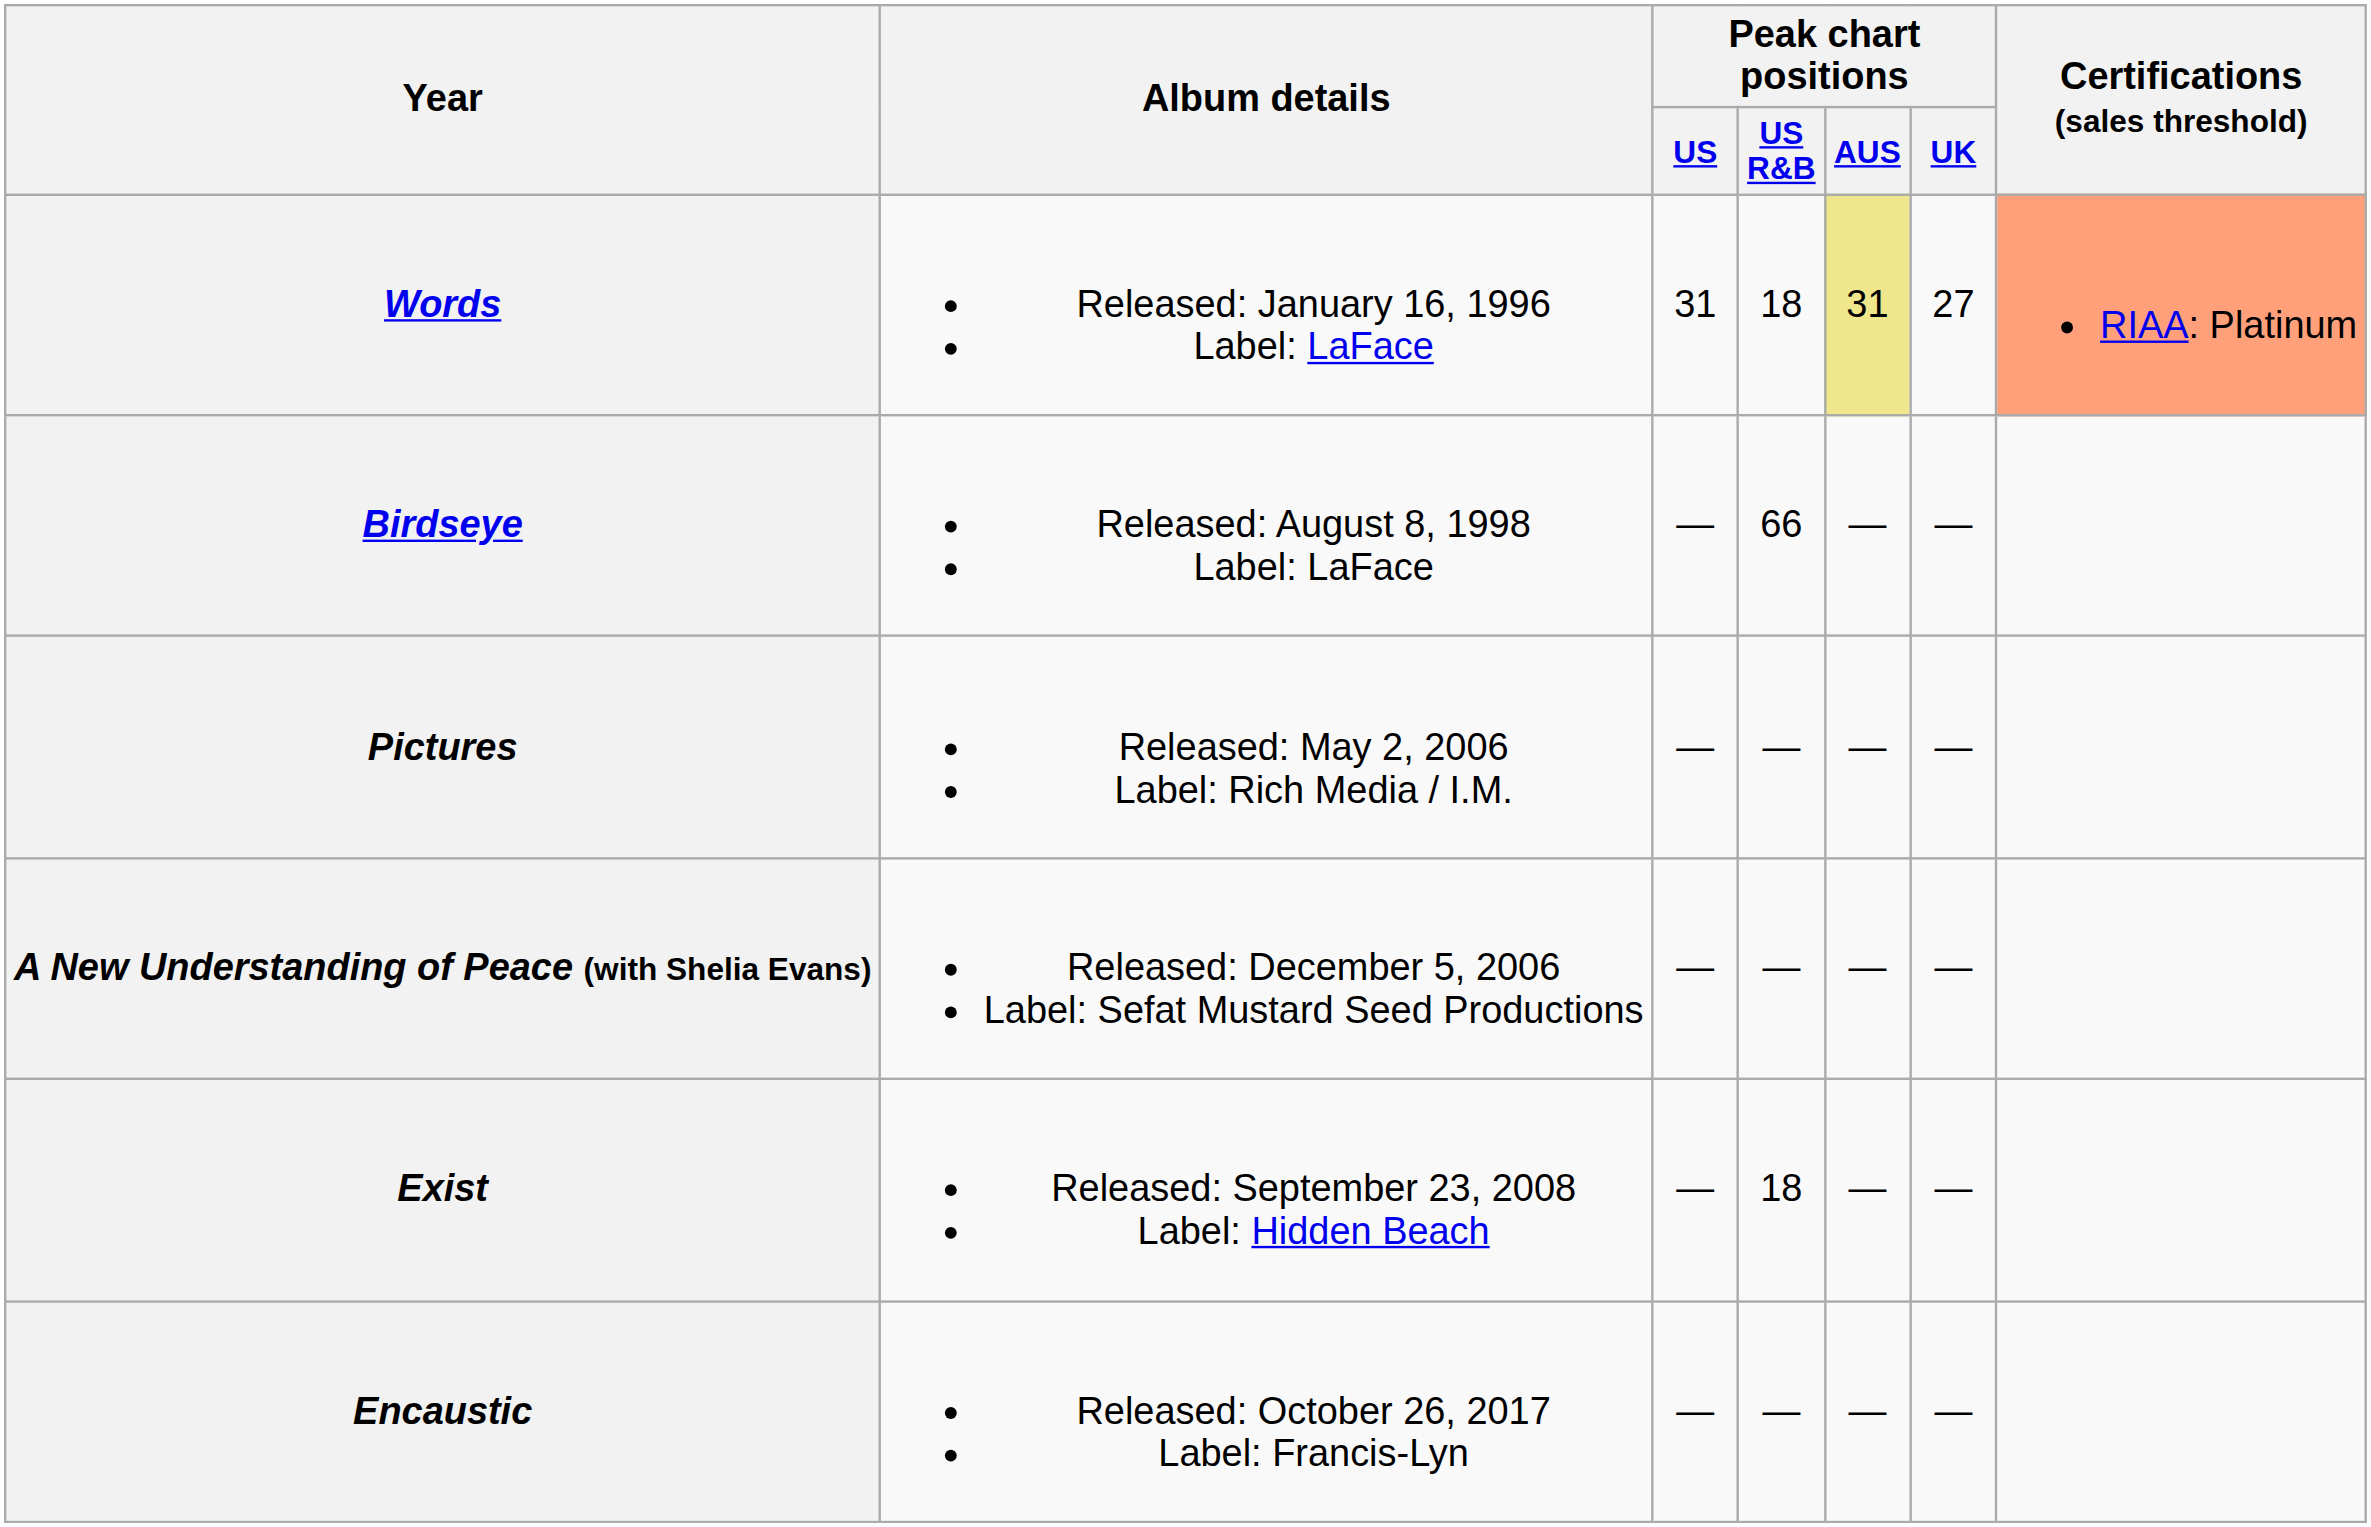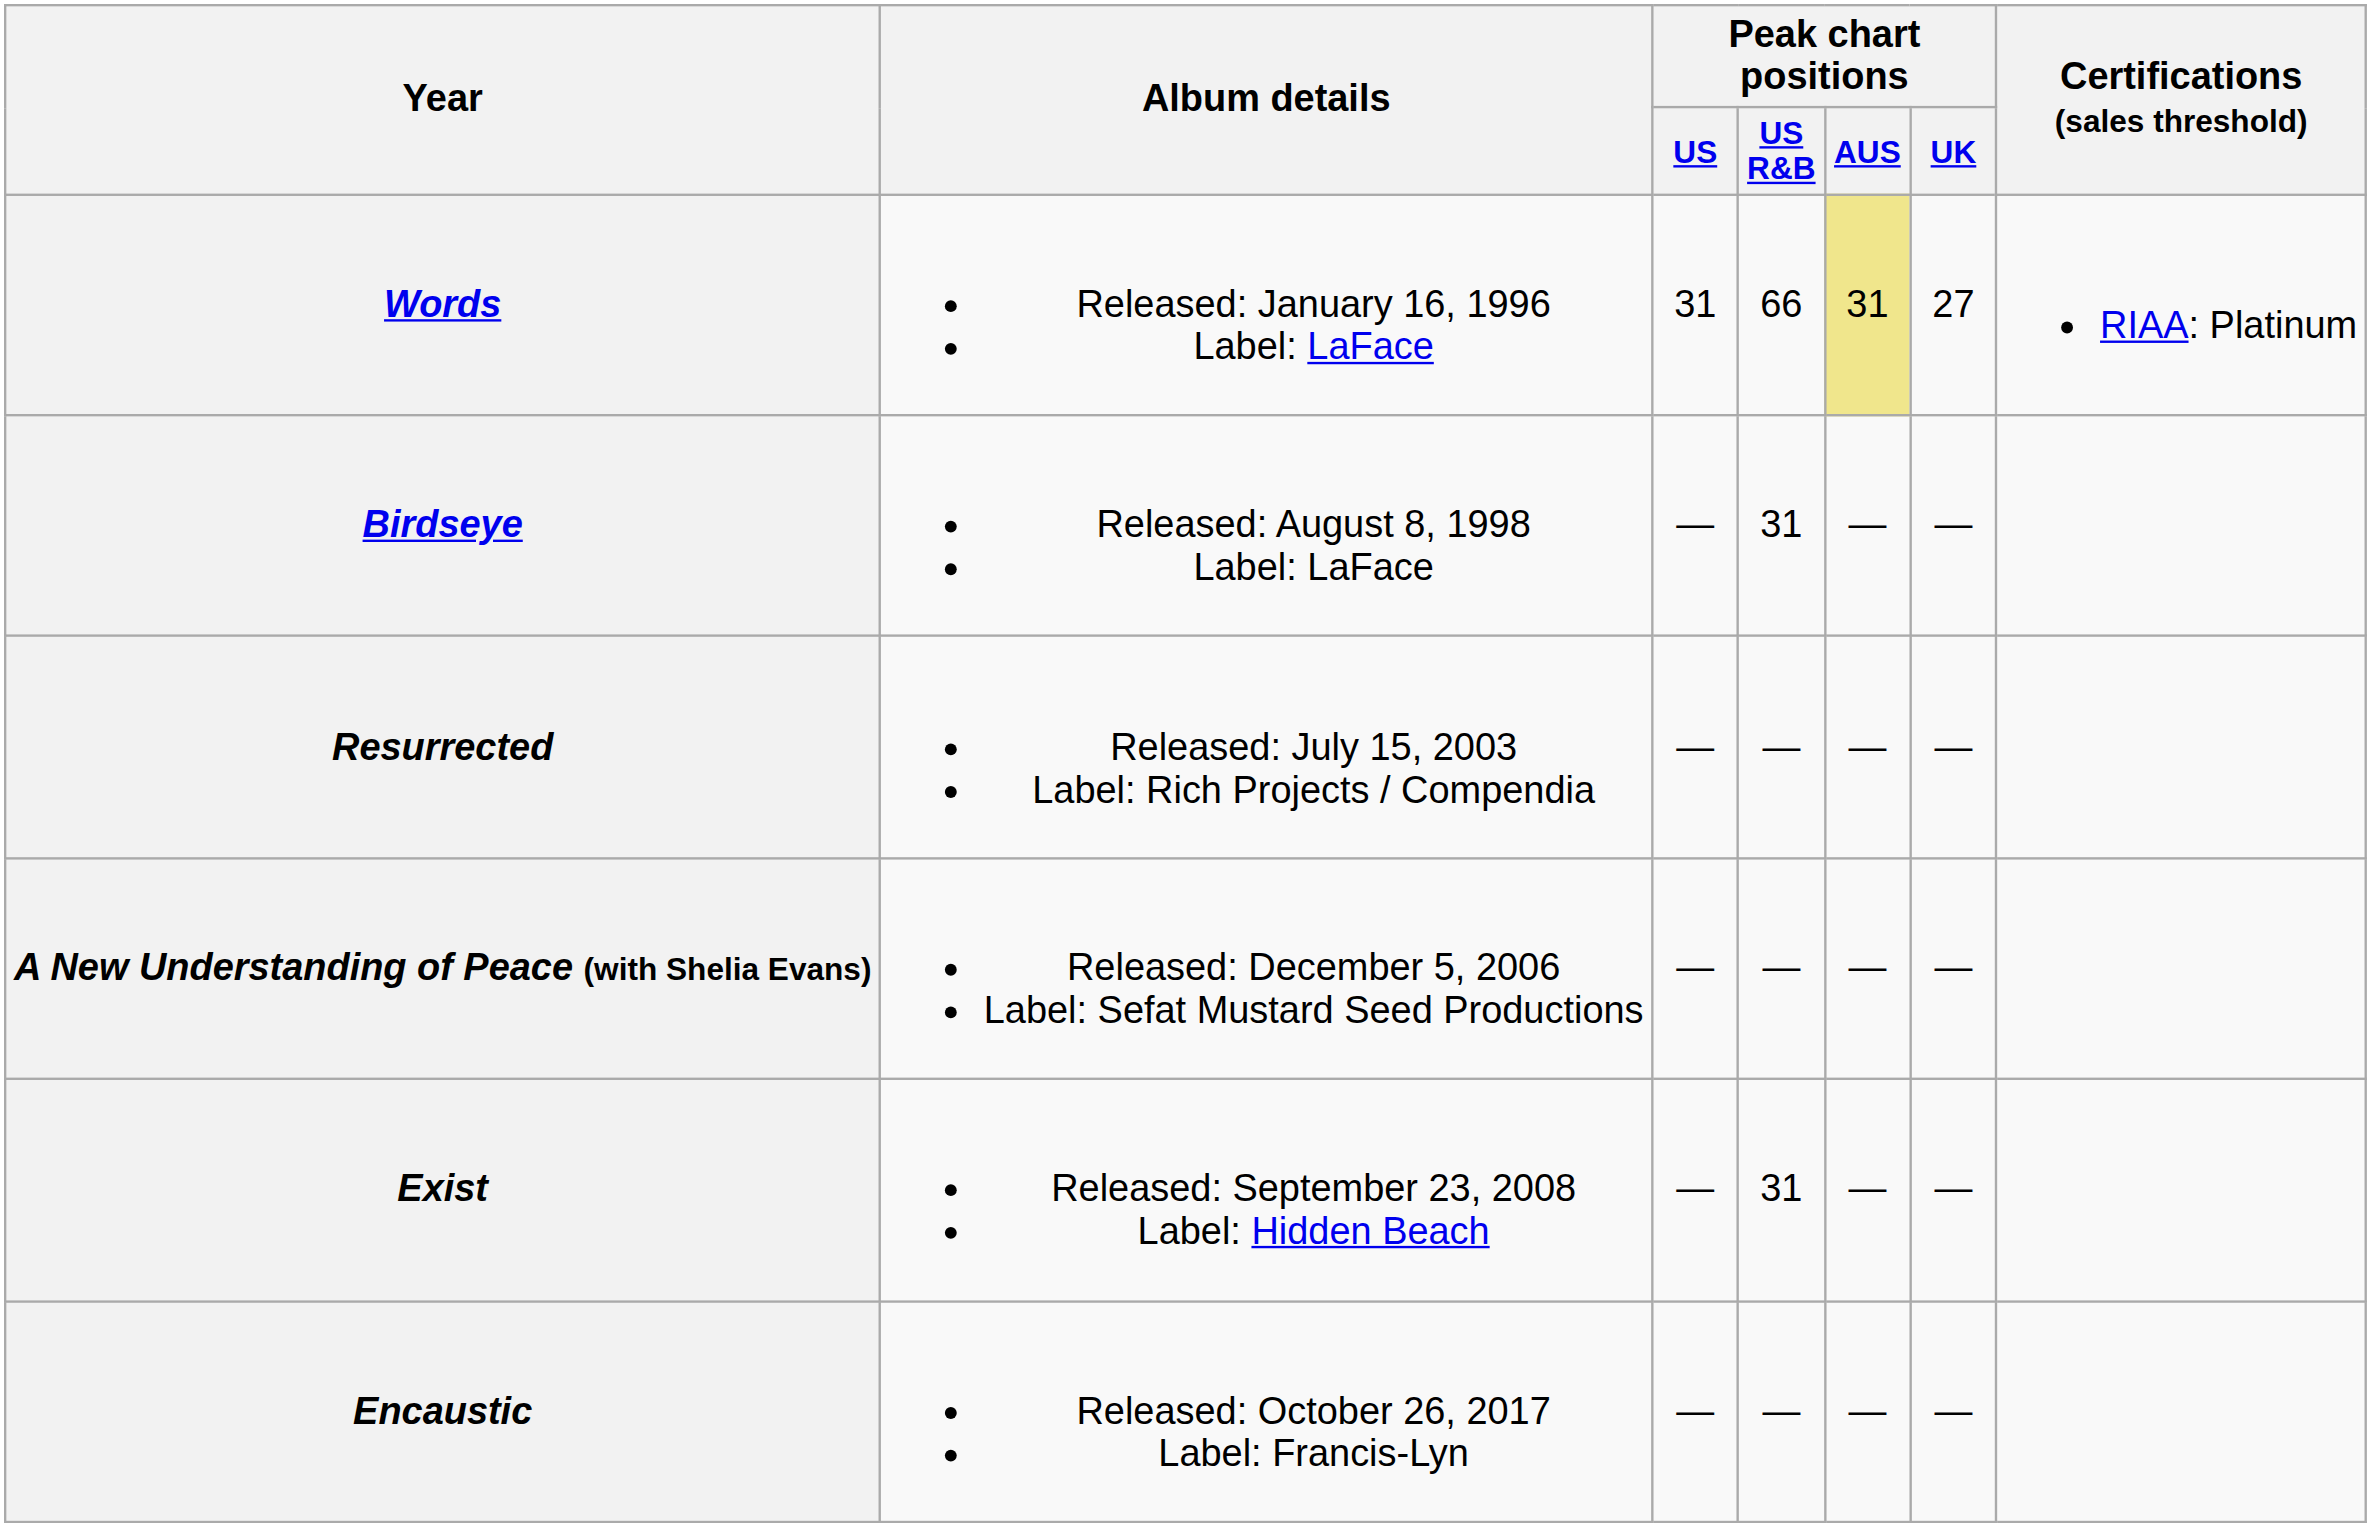(1781, 304) 18 -> (1781, 304) 66
(2181, 326) lightsalmon background -> (2181, 326) no background
(1781, 525) 66 -> (1781, 525) 31
+ row: (443, 746)
- row: (443, 746)
(1781, 1189) 18 -> (1781, 1189) 31
